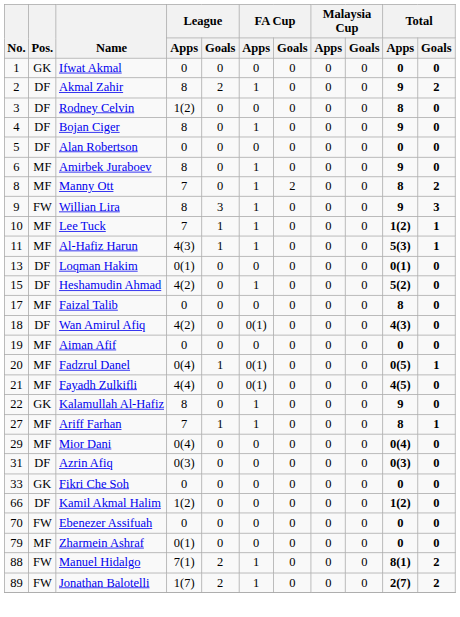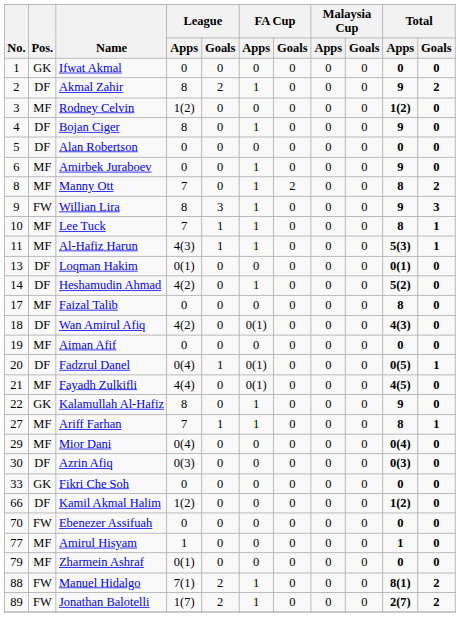(42, 107) DF -> (42, 107) MF
(400, 107) 8 -> (400, 107) 1(2)
(184, 166) 8 -> (184, 166) 0
(400, 226) 1(2) -> (400, 226) 8
(16, 285) 15 -> (16, 285) 14
(42, 364) MF -> (42, 364) DF
(16, 463) 31 -> (16, 463) 30
+ row: (98, 543)
